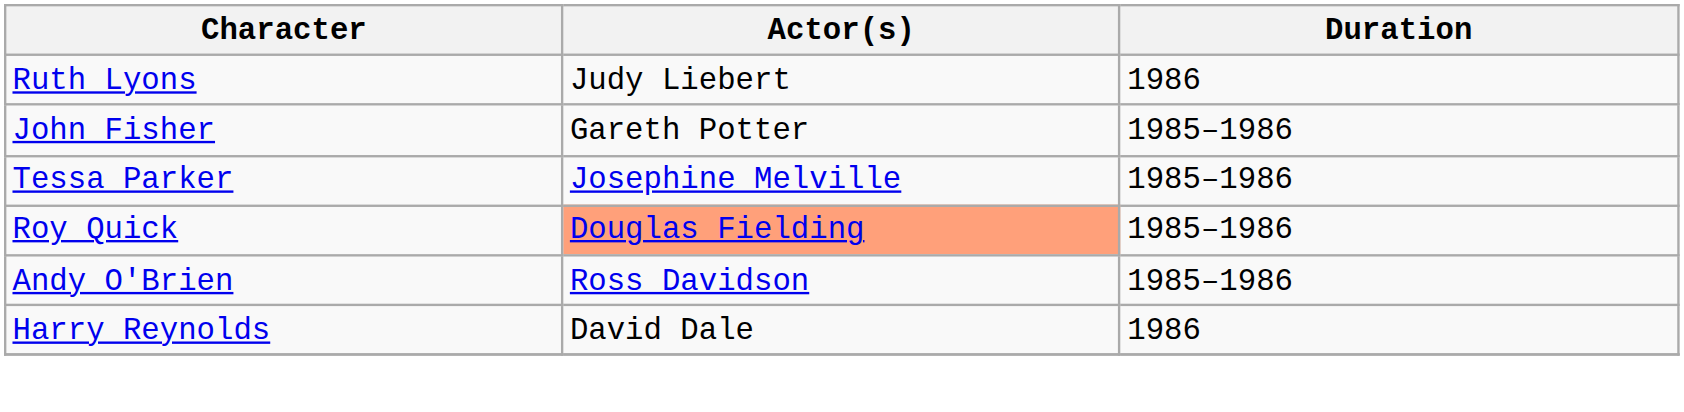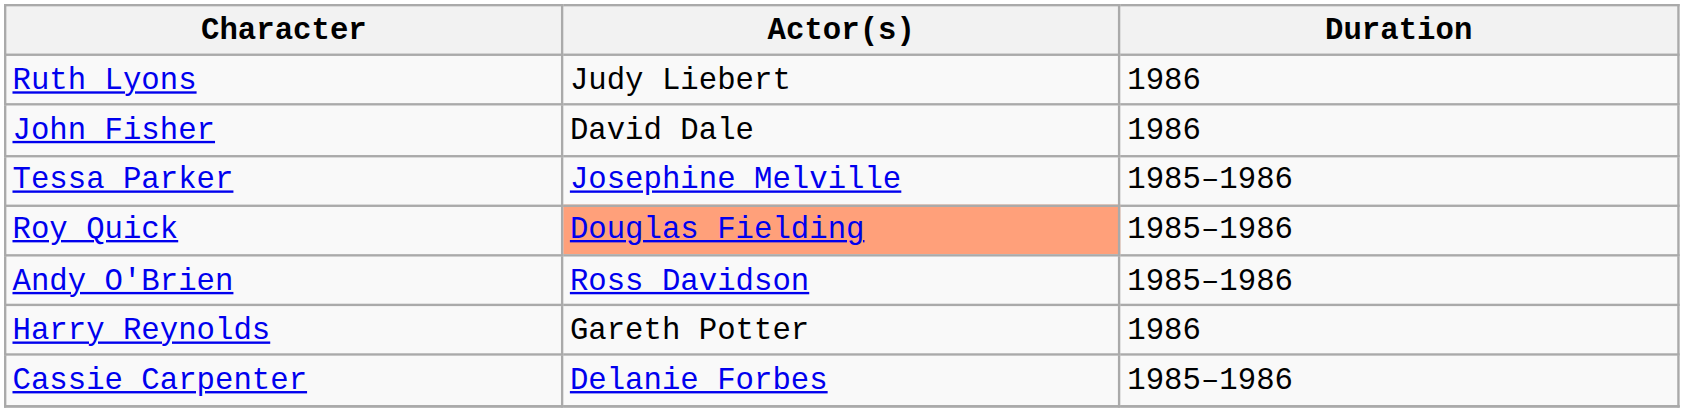(690, 130) Gareth Potter -> (662, 130) David Dale
(1210, 130) 1985–1986 -> (1164, 130) 1986
(662, 330) David Dale -> (690, 330) Gareth Potter
+ row: (160, 380)
